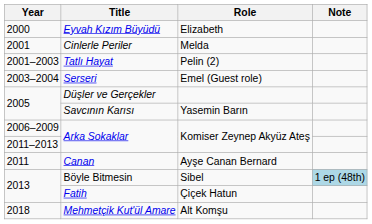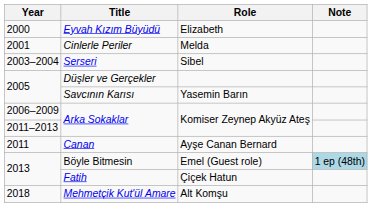- row: (33, 62)
(221, 78) Emel (Guest role) -> (192, 62) Sibel
(192, 177) Sibel -> (221, 161) Emel (Guest role)
